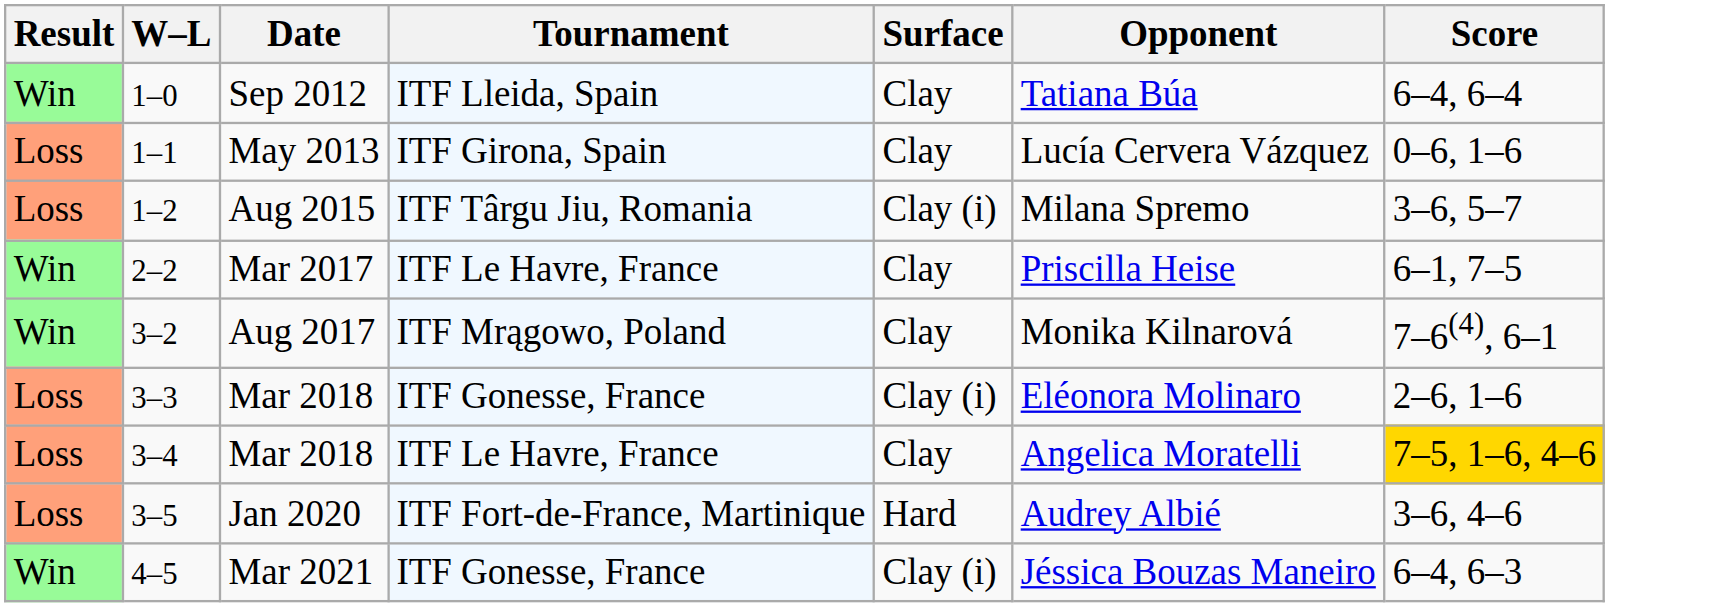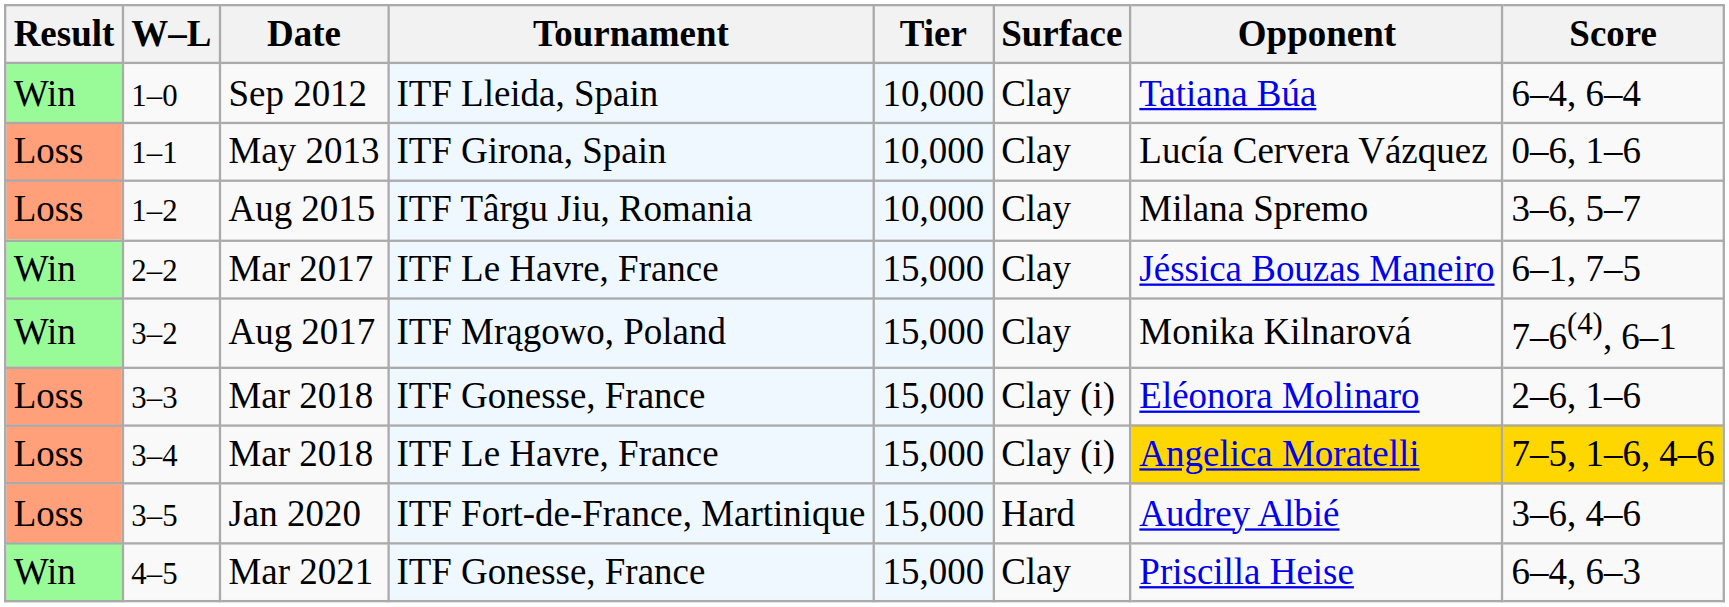+ column: (933, 33)
(939, 209) Clay (i) -> (1036, 209) Clay
(1128, 268) Priscilla Heise -> (1317, 268) Jéssica Bouzas Maneiro
(917, 454) Clay -> (1058, 454) Clay (i)
(1161, 454) no background -> (1279, 454) gold background
(939, 571) Clay (i) -> (1036, 571) Clay
(1198, 571) Jéssica Bouzas Maneiro -> (1247, 571) Priscilla Heise
